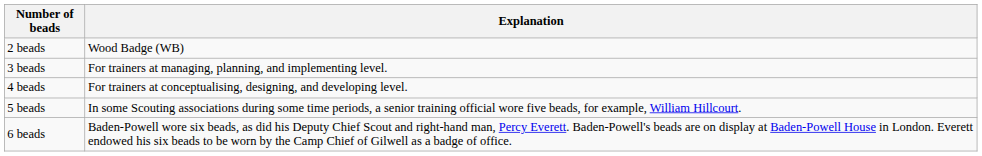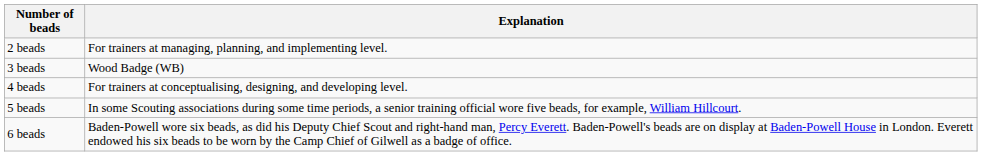(136, 48) Wood Badge (WB) -> (238, 48) For trainers at managing, planning, and implementing level.
(238, 68) For trainers at managing, planning, and implementing level. -> (136, 68) Wood Badge (WB)
